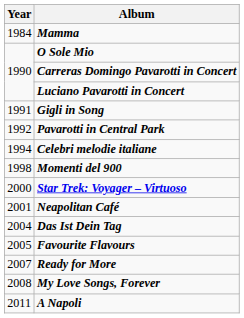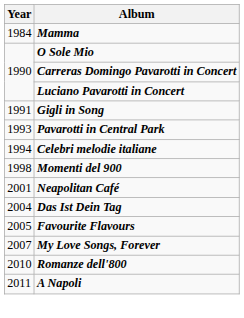(19, 129) 1992 -> (19, 129) 1993
- row: (112, 187)
- row: (77, 264)
(19, 284) 2008 -> (19, 245) 2007
+ row: (82, 264)
